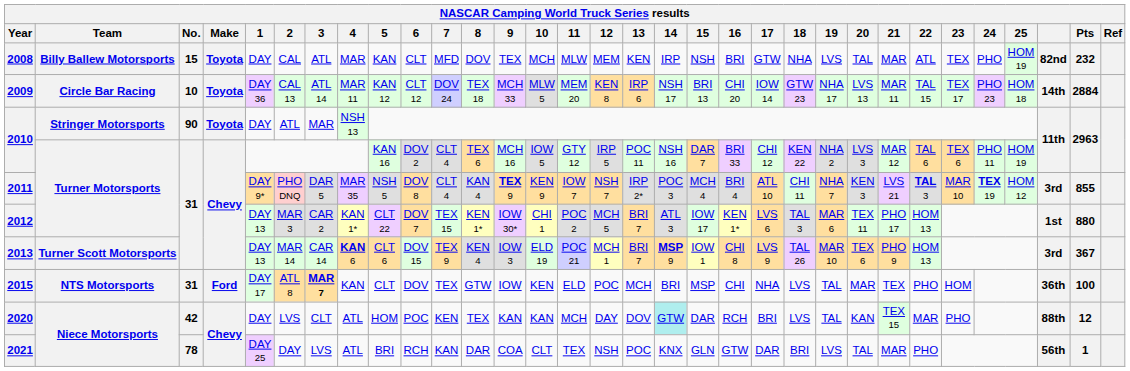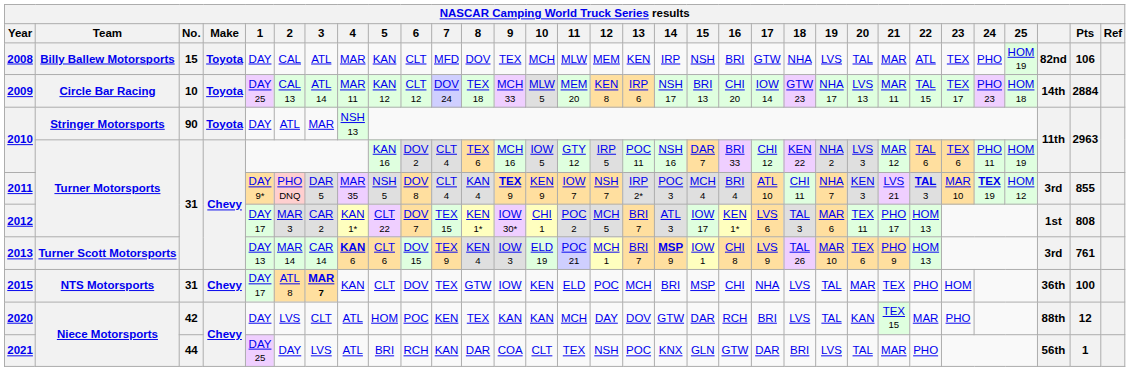(1085, 59) 232 -> (1085, 59) 106
(260, 91) DAY 36 -> (260, 91) DAY 25
(260, 220) DAY 13 -> (260, 220) DAY 17
(1085, 221) 880 -> (1085, 221) 808
(1085, 253) 367 -> (1085, 253) 761
(225, 286) Ford -> (225, 286) Chevy
(671, 318) paleturquoise background -> (671, 318) no background
(191, 351) 78 -> (191, 351) 44
